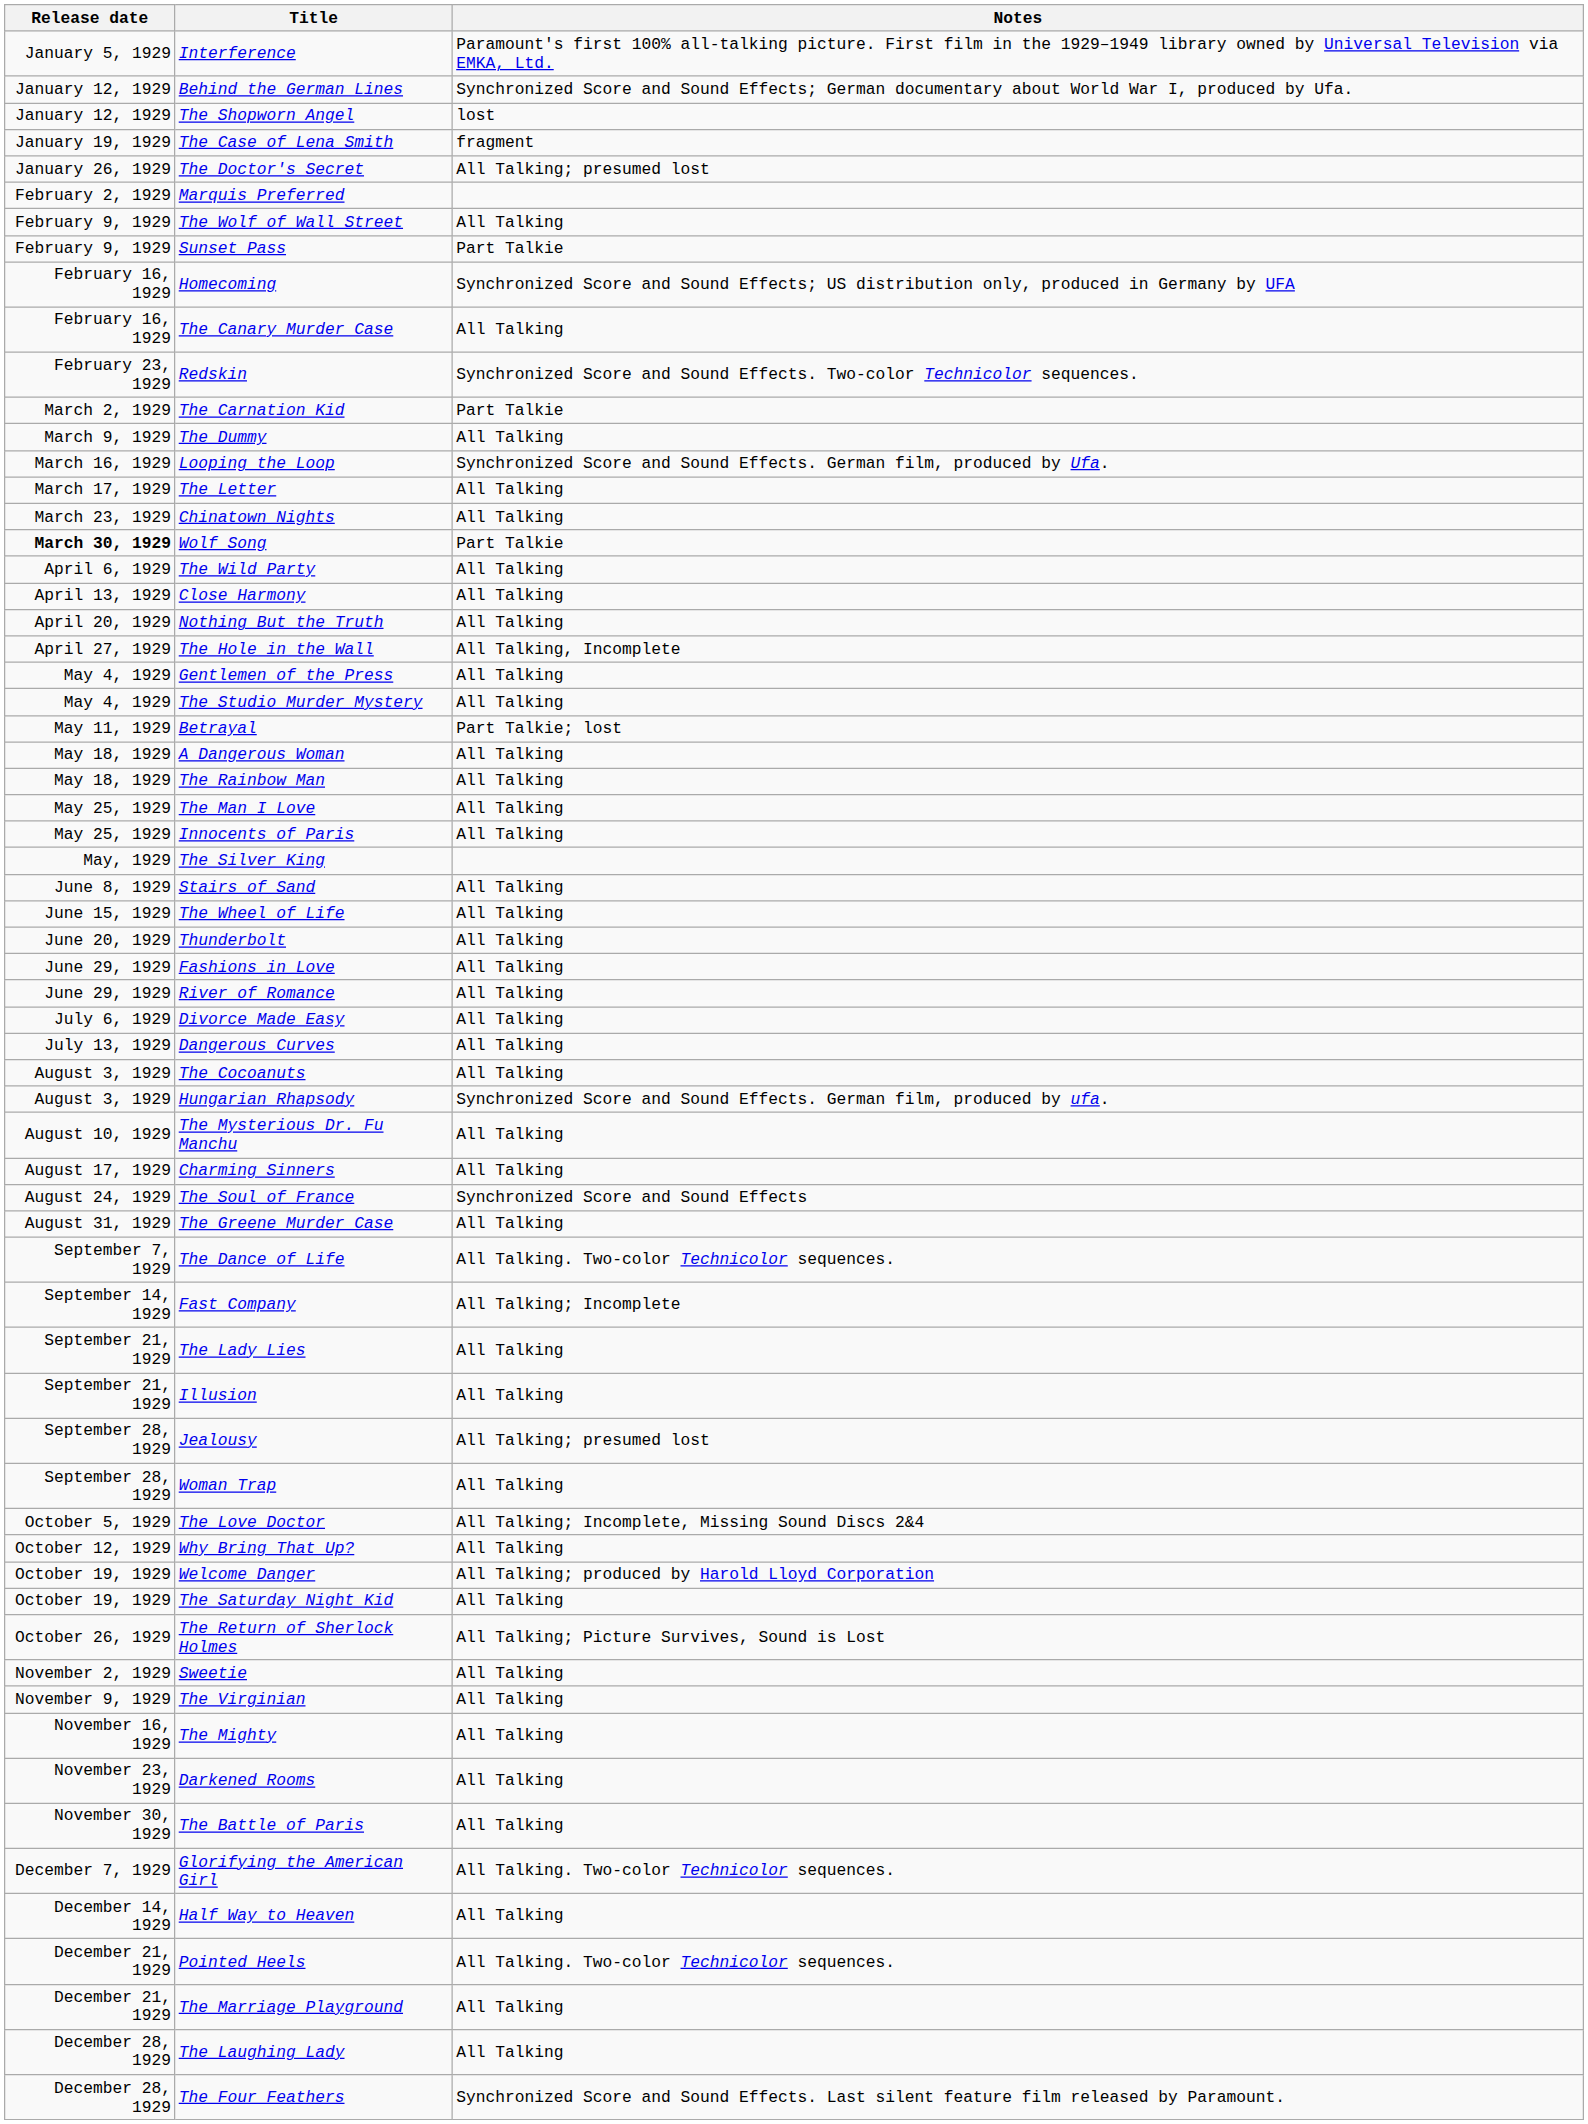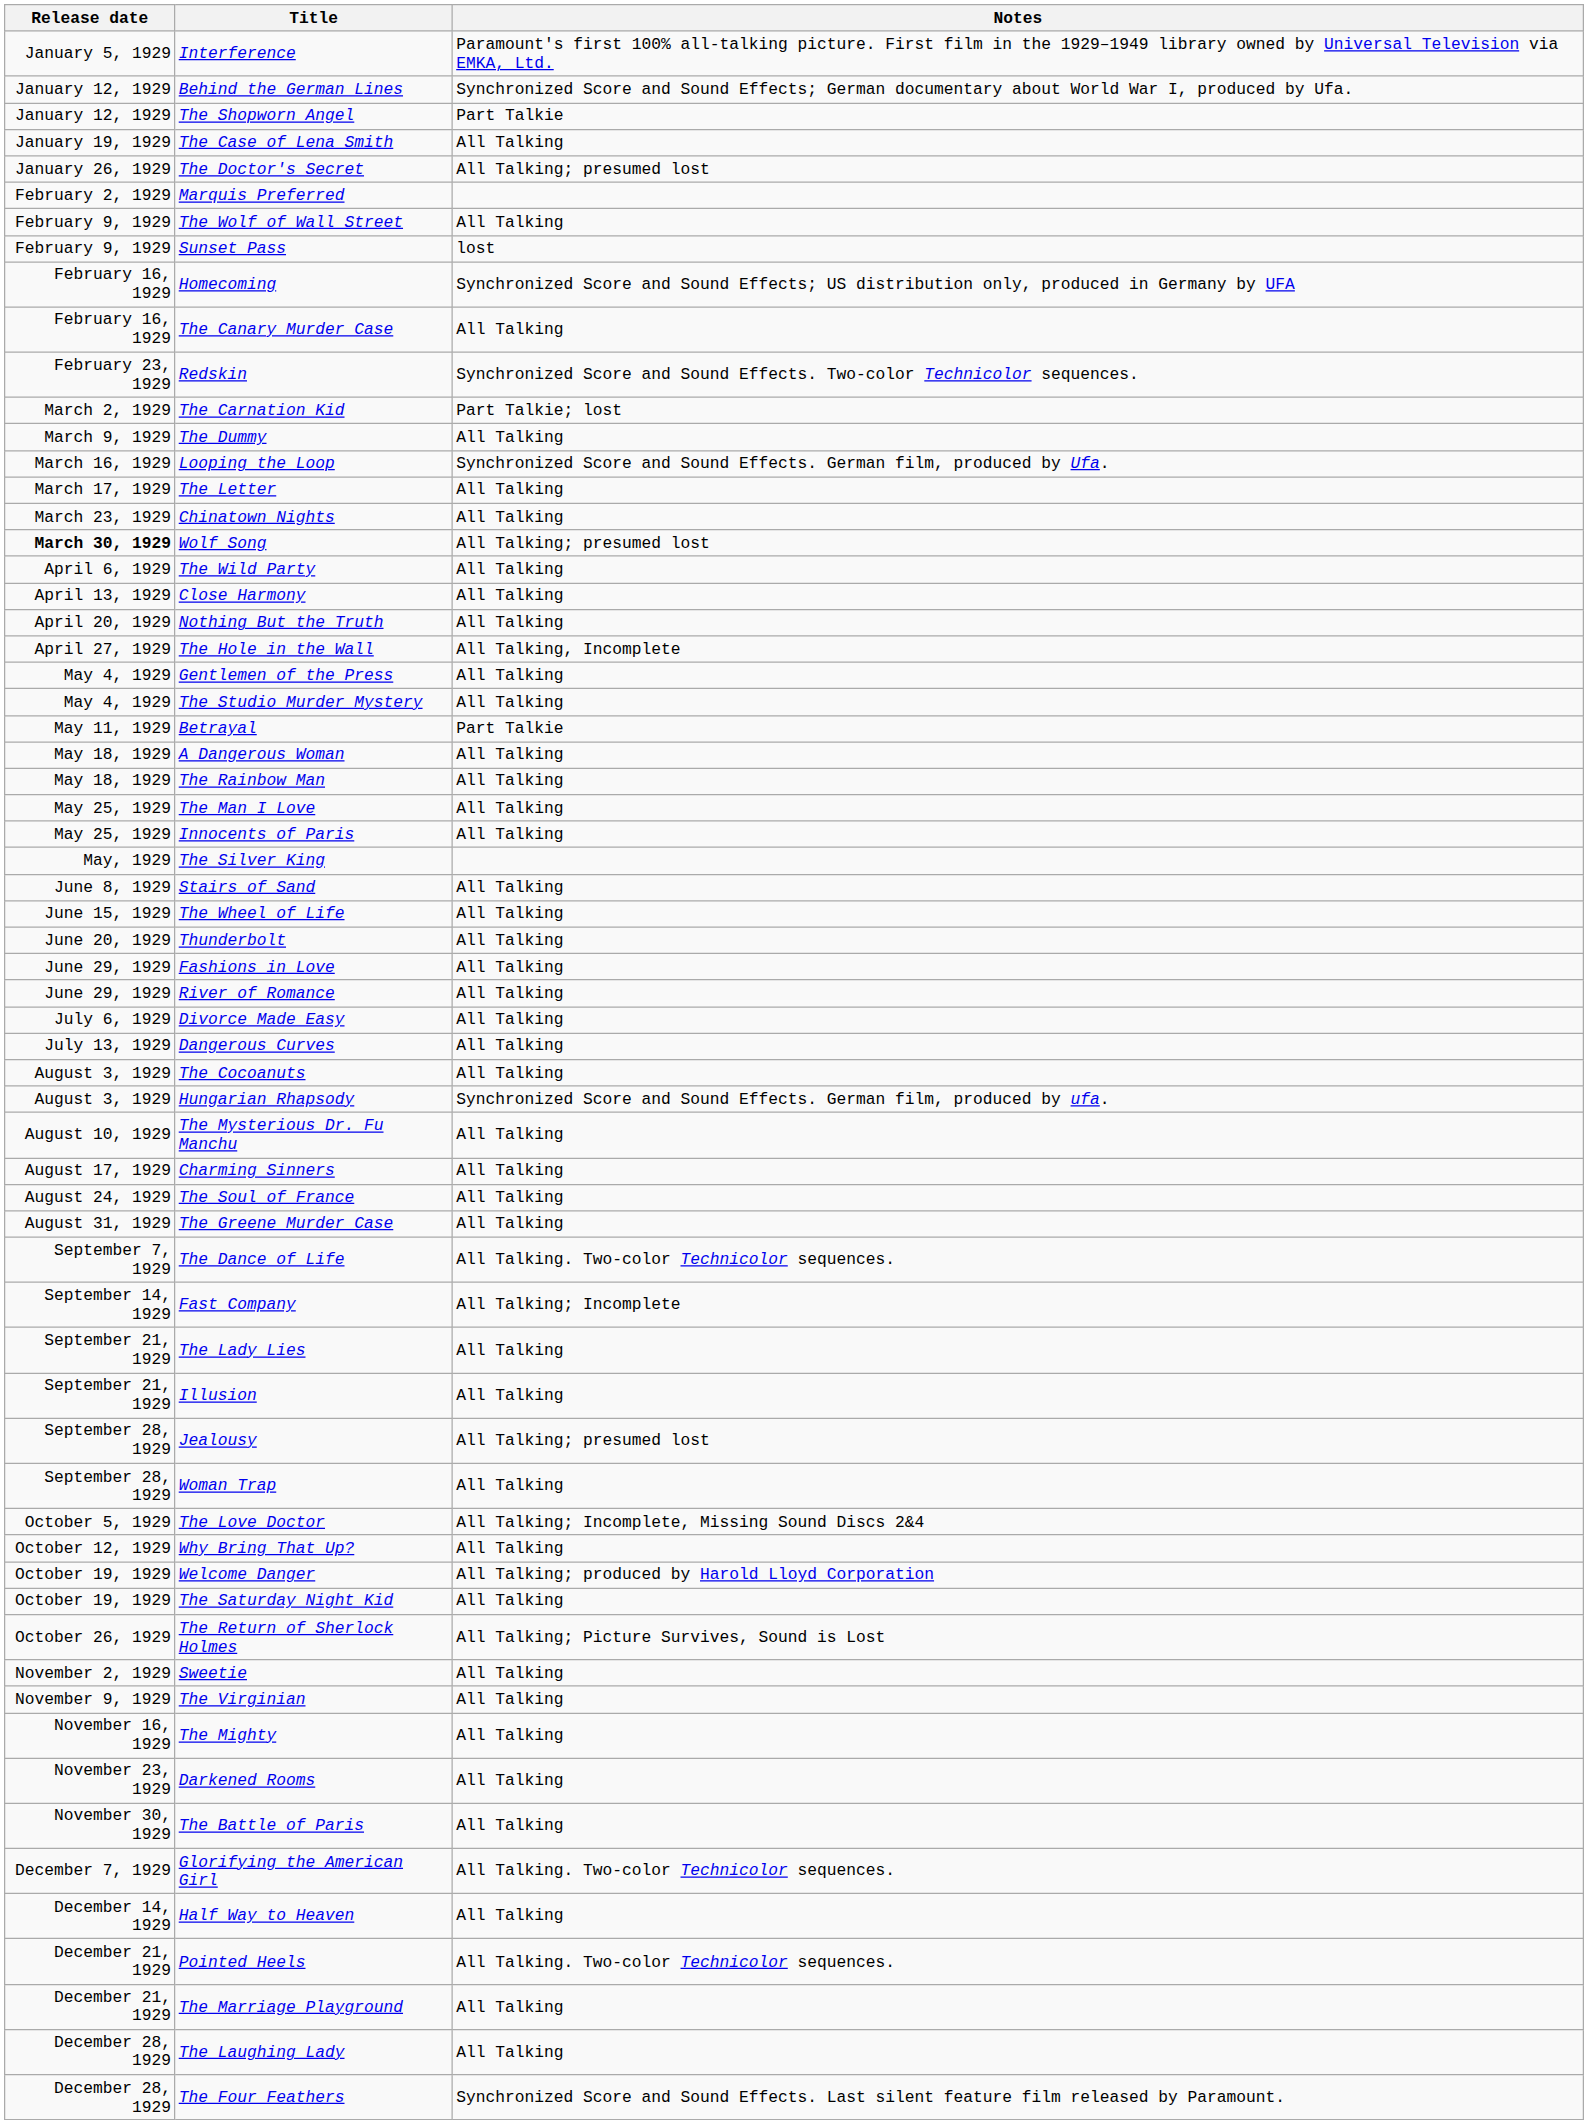(476, 116) lost -> (510, 116) Part Talkie
(495, 143) fragment -> (510, 143) All Talking
(510, 248) Part Talkie -> (476, 248) lost
(510, 411) Part Talkie -> (539, 411) Part Talkie; lost
(510, 543) Part Talkie -> (583, 543) All Talking; presumed lost
(539, 728) Part Talkie; lost -> (510, 728) Part Talkie
(632, 1197) Synchronized Score and Sound Effects -> (510, 1197) All Talking
